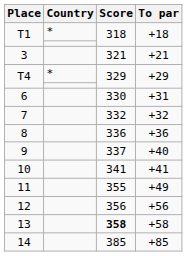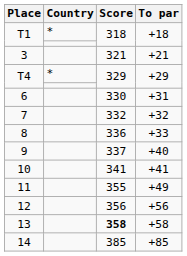(159, 134) +36 -> (159, 134) +33
